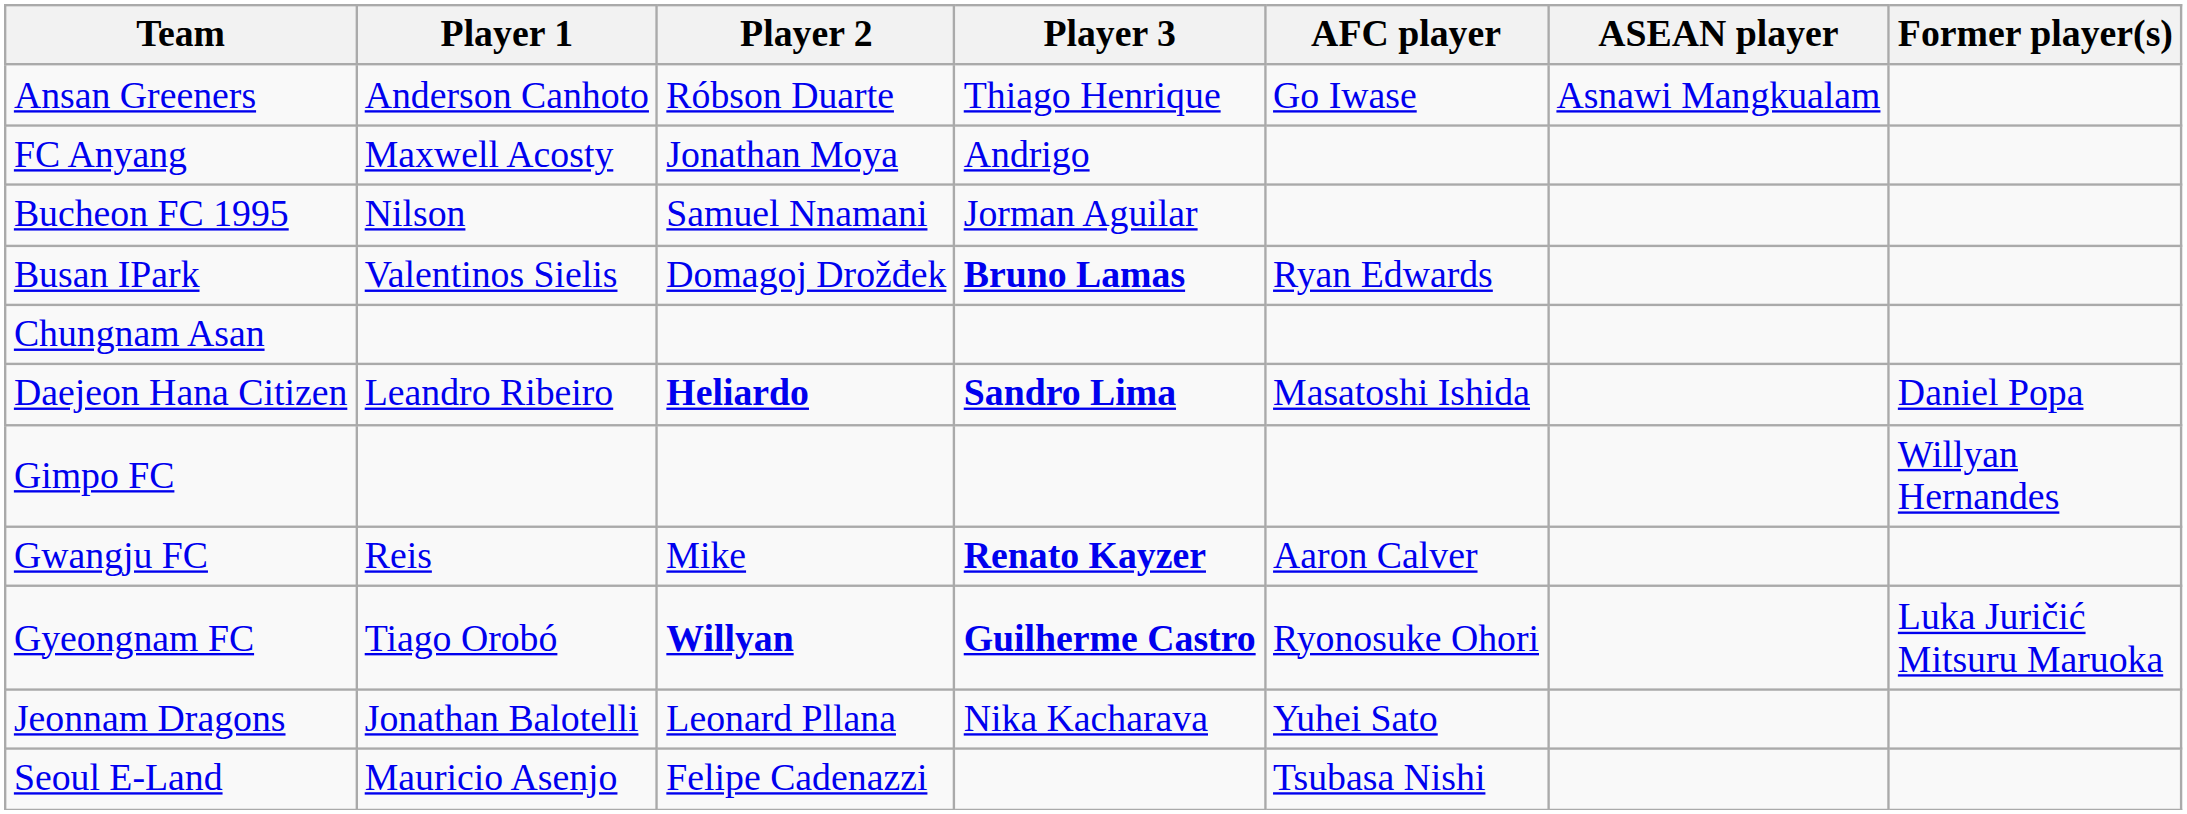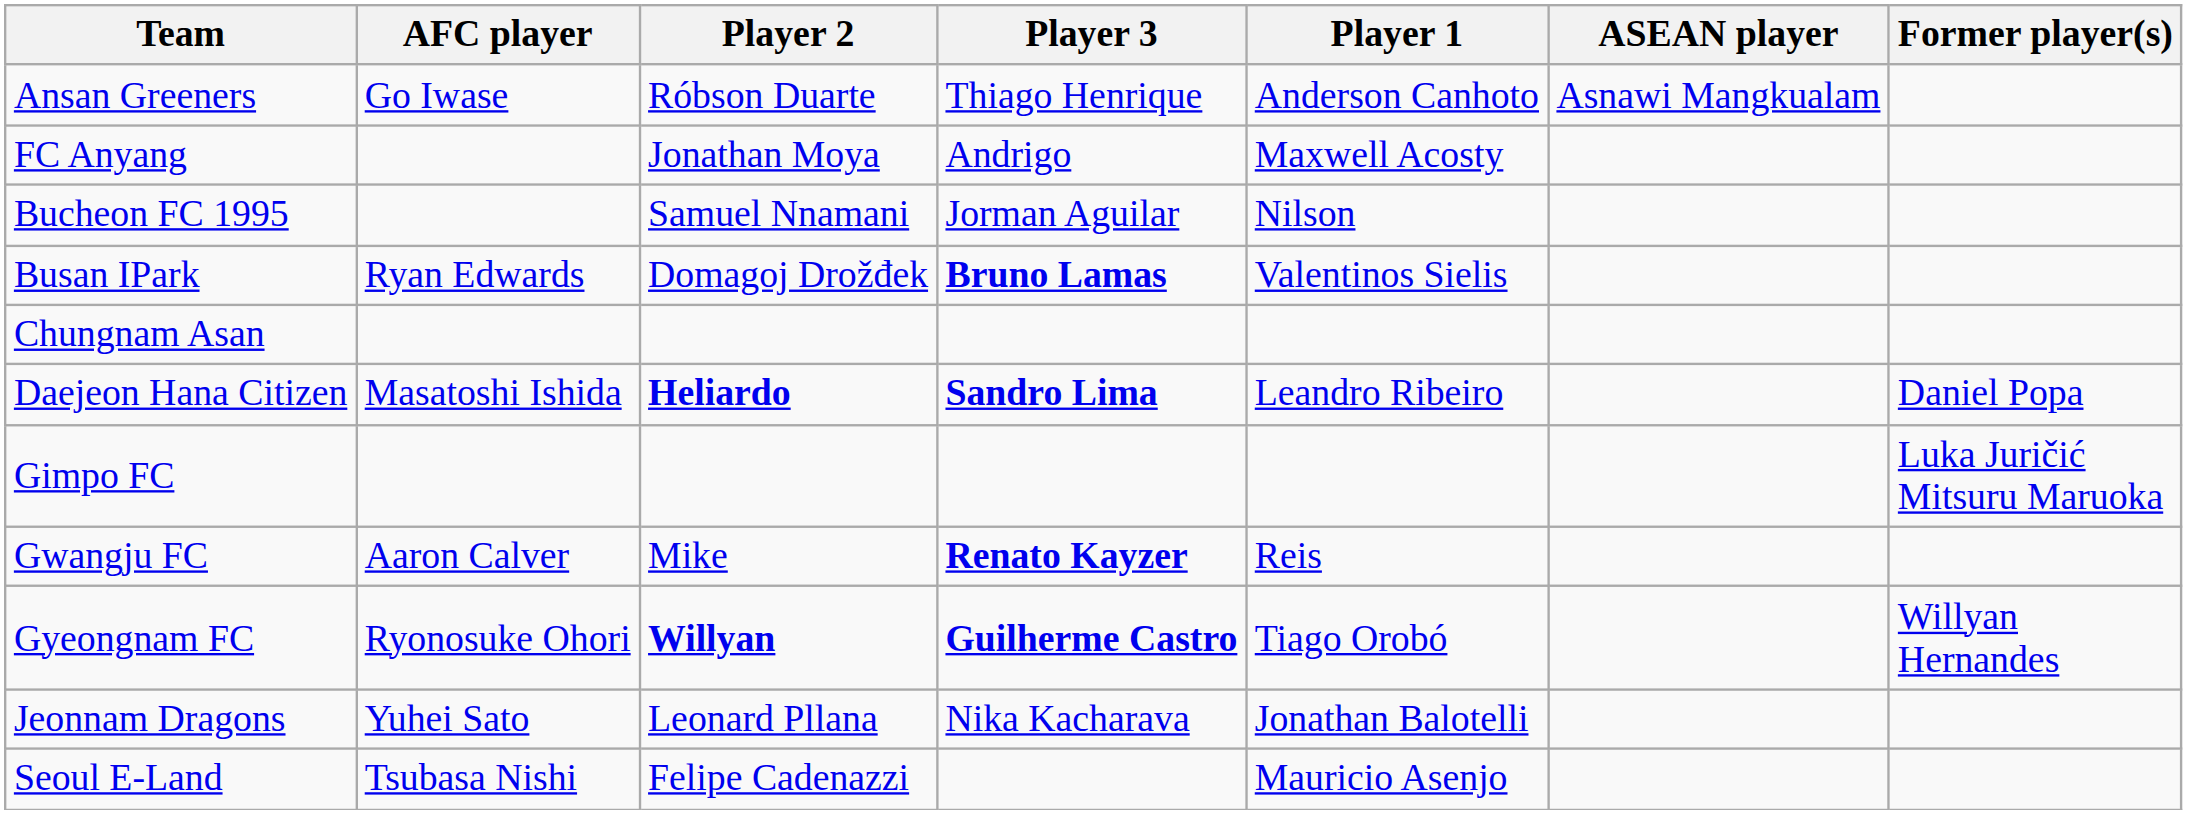columns swapped: (507, 34) <-> (1406, 34)
(1979, 474) Willyan Hernandes -> (2031, 474) Luka Juričić Mitsuru Maruoka
(2031, 637) Luka Juričić Mitsuru Maruoka -> (1979, 637) Willyan Hernandes
